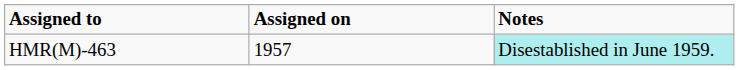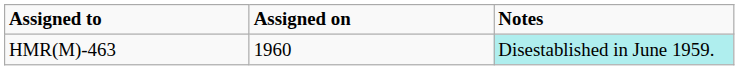(273, 49) 1957 -> (273, 49) 1960
